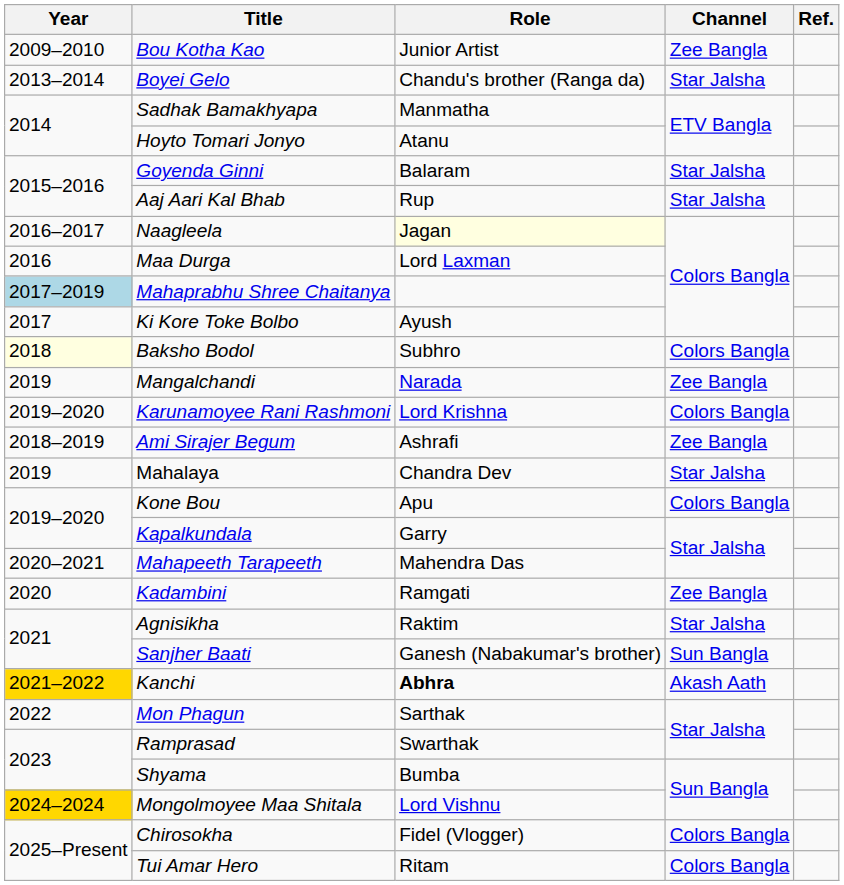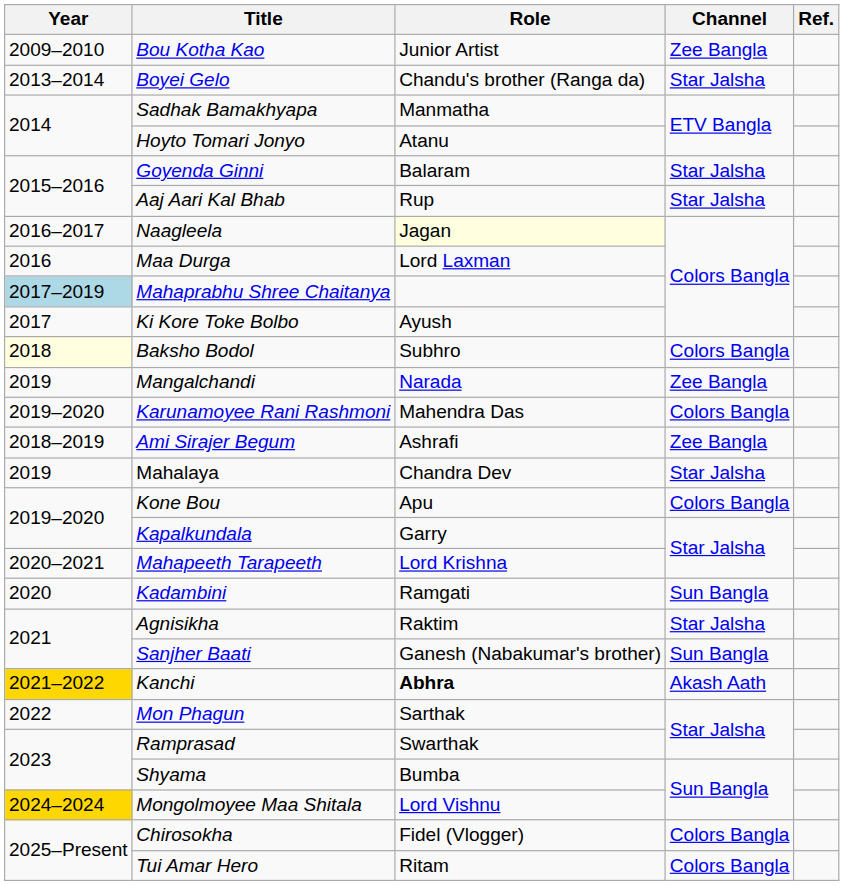(453, 412) Lord Krishna -> (462, 412) Mahendra Das
(462, 563) Mahendra Das -> (453, 563) Lord Krishna
(718, 593) Zee Bangla -> (719, 593) Sun Bangla
